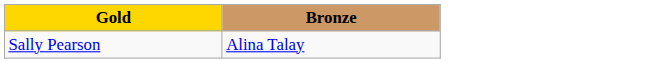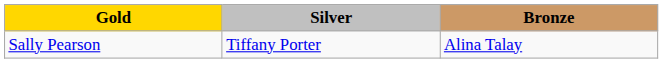+ column: (331, 17)
